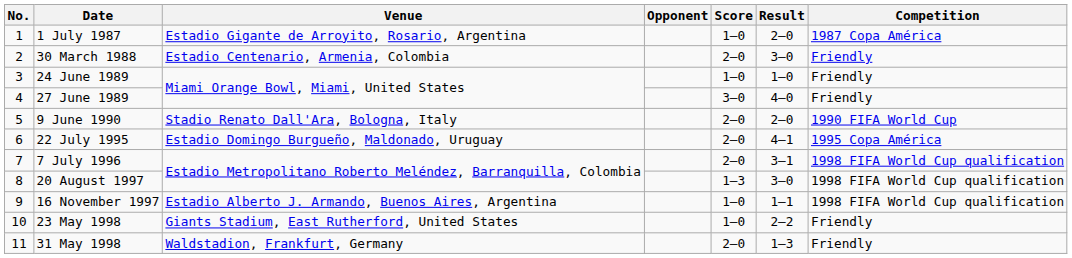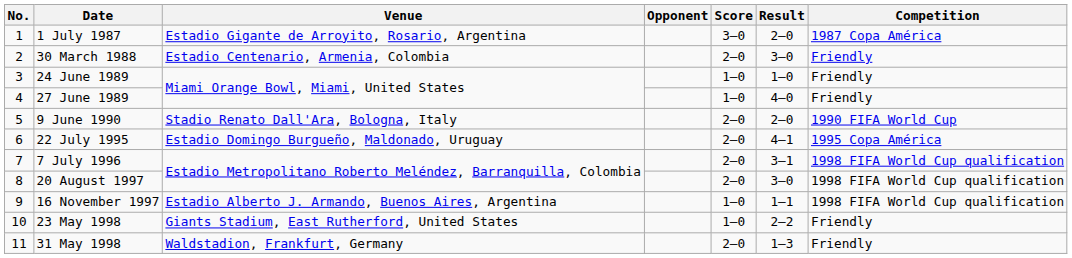(734, 36) 1–0 -> (734, 36) 3–0
(734, 98) 3–0 -> (734, 98) 1–0
(734, 181) 1–3 -> (734, 181) 2–0
